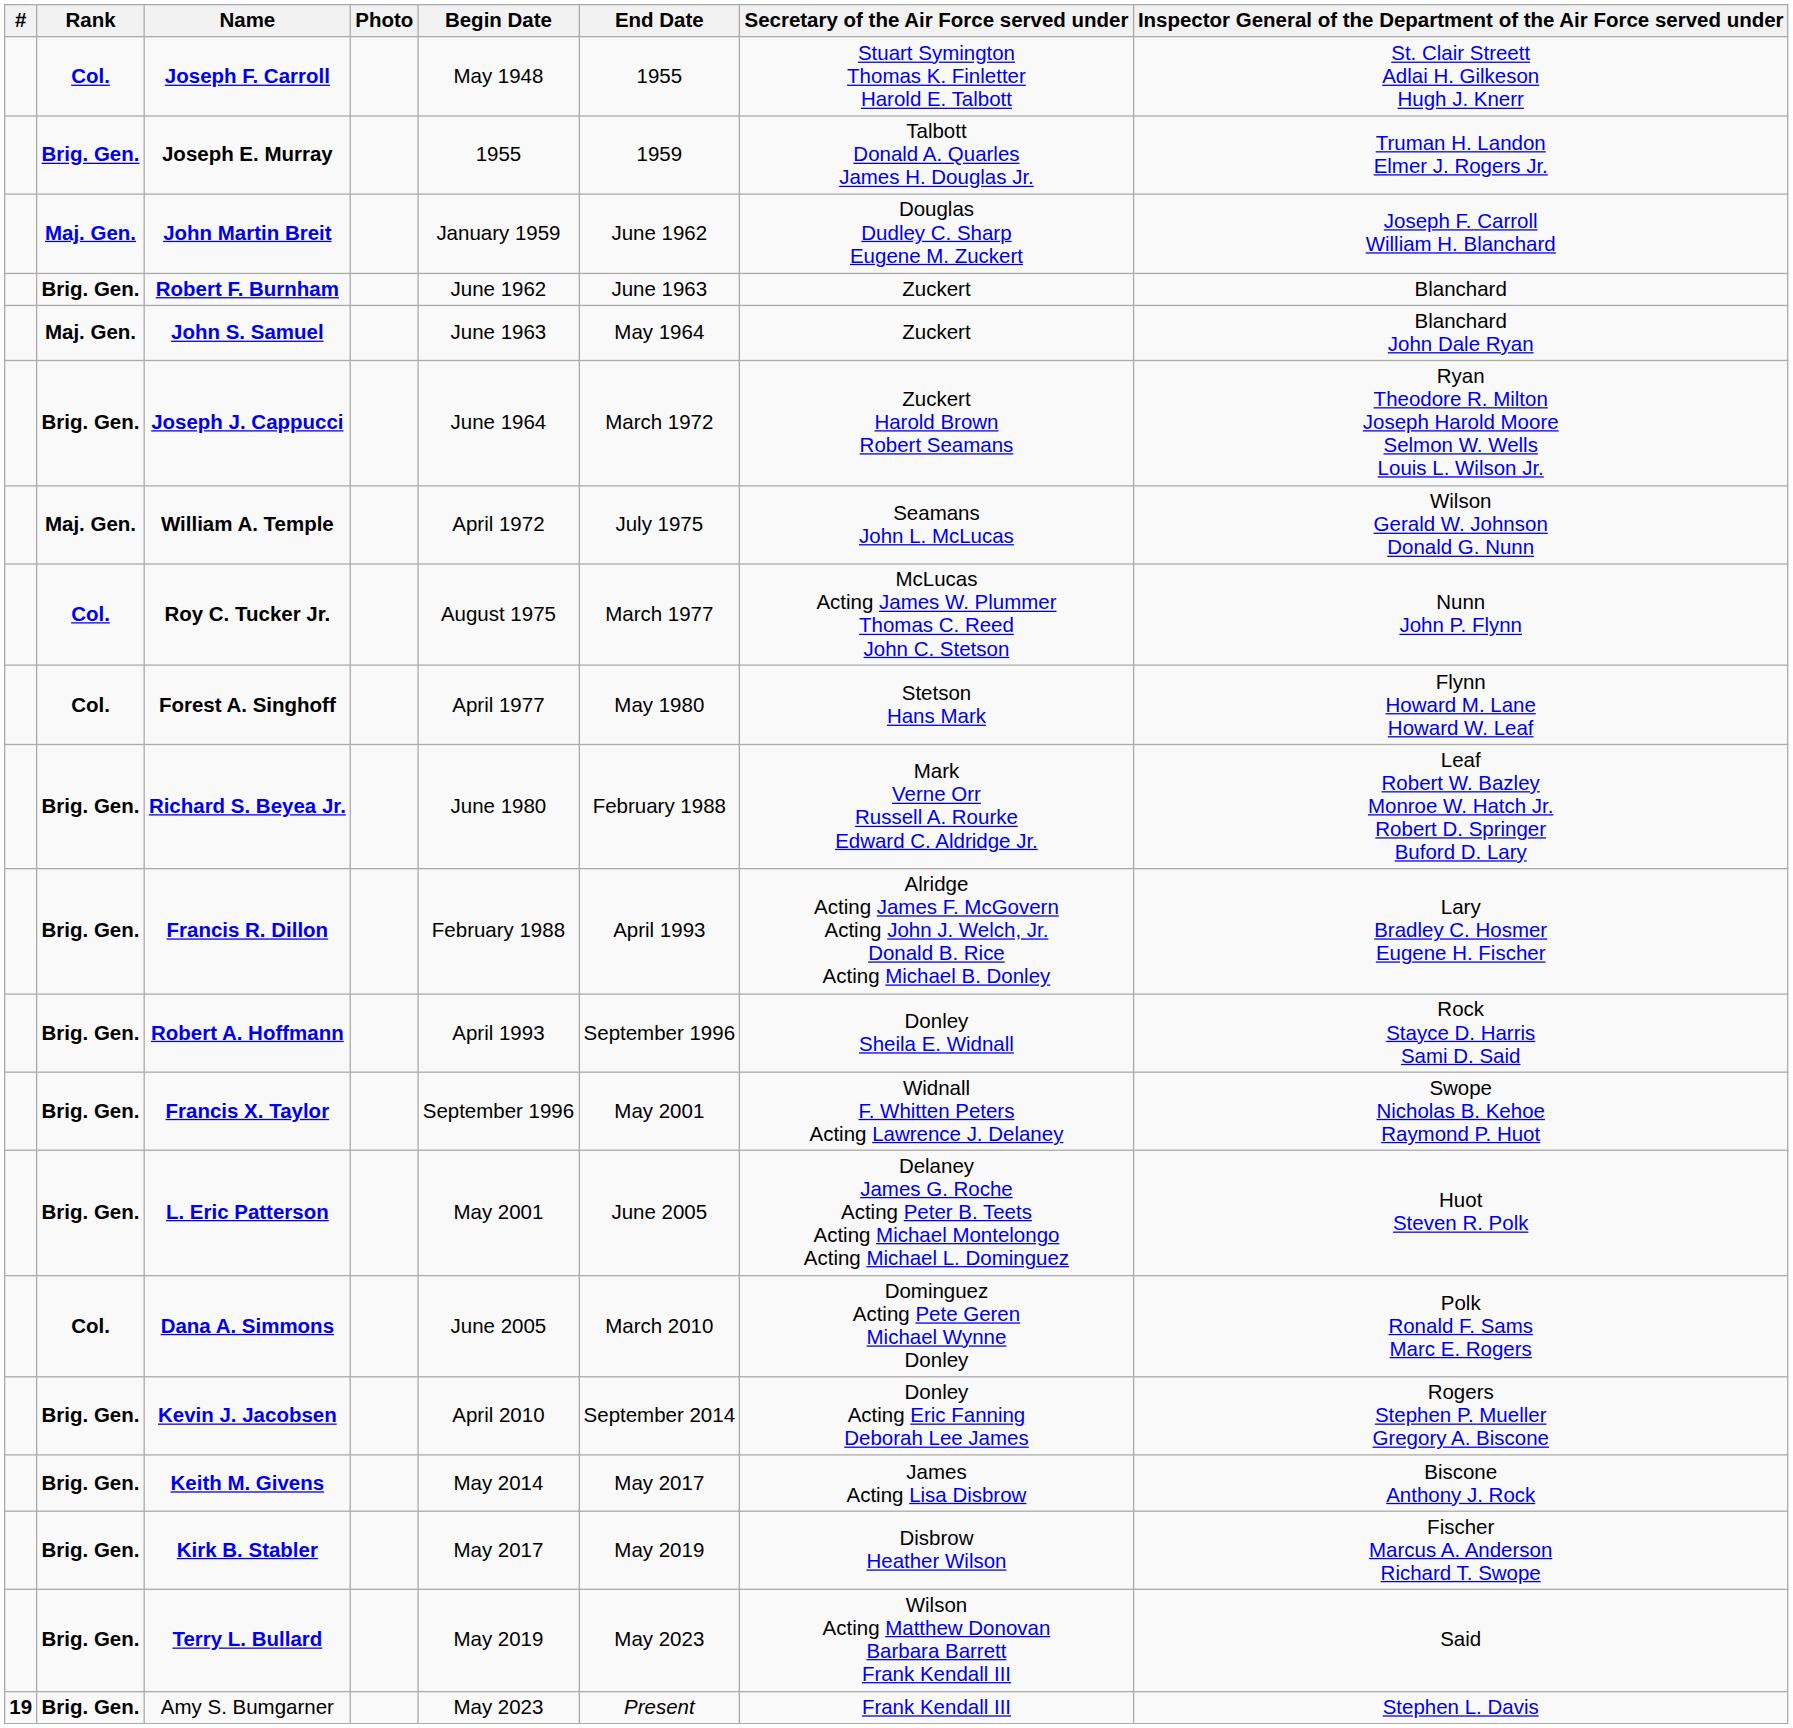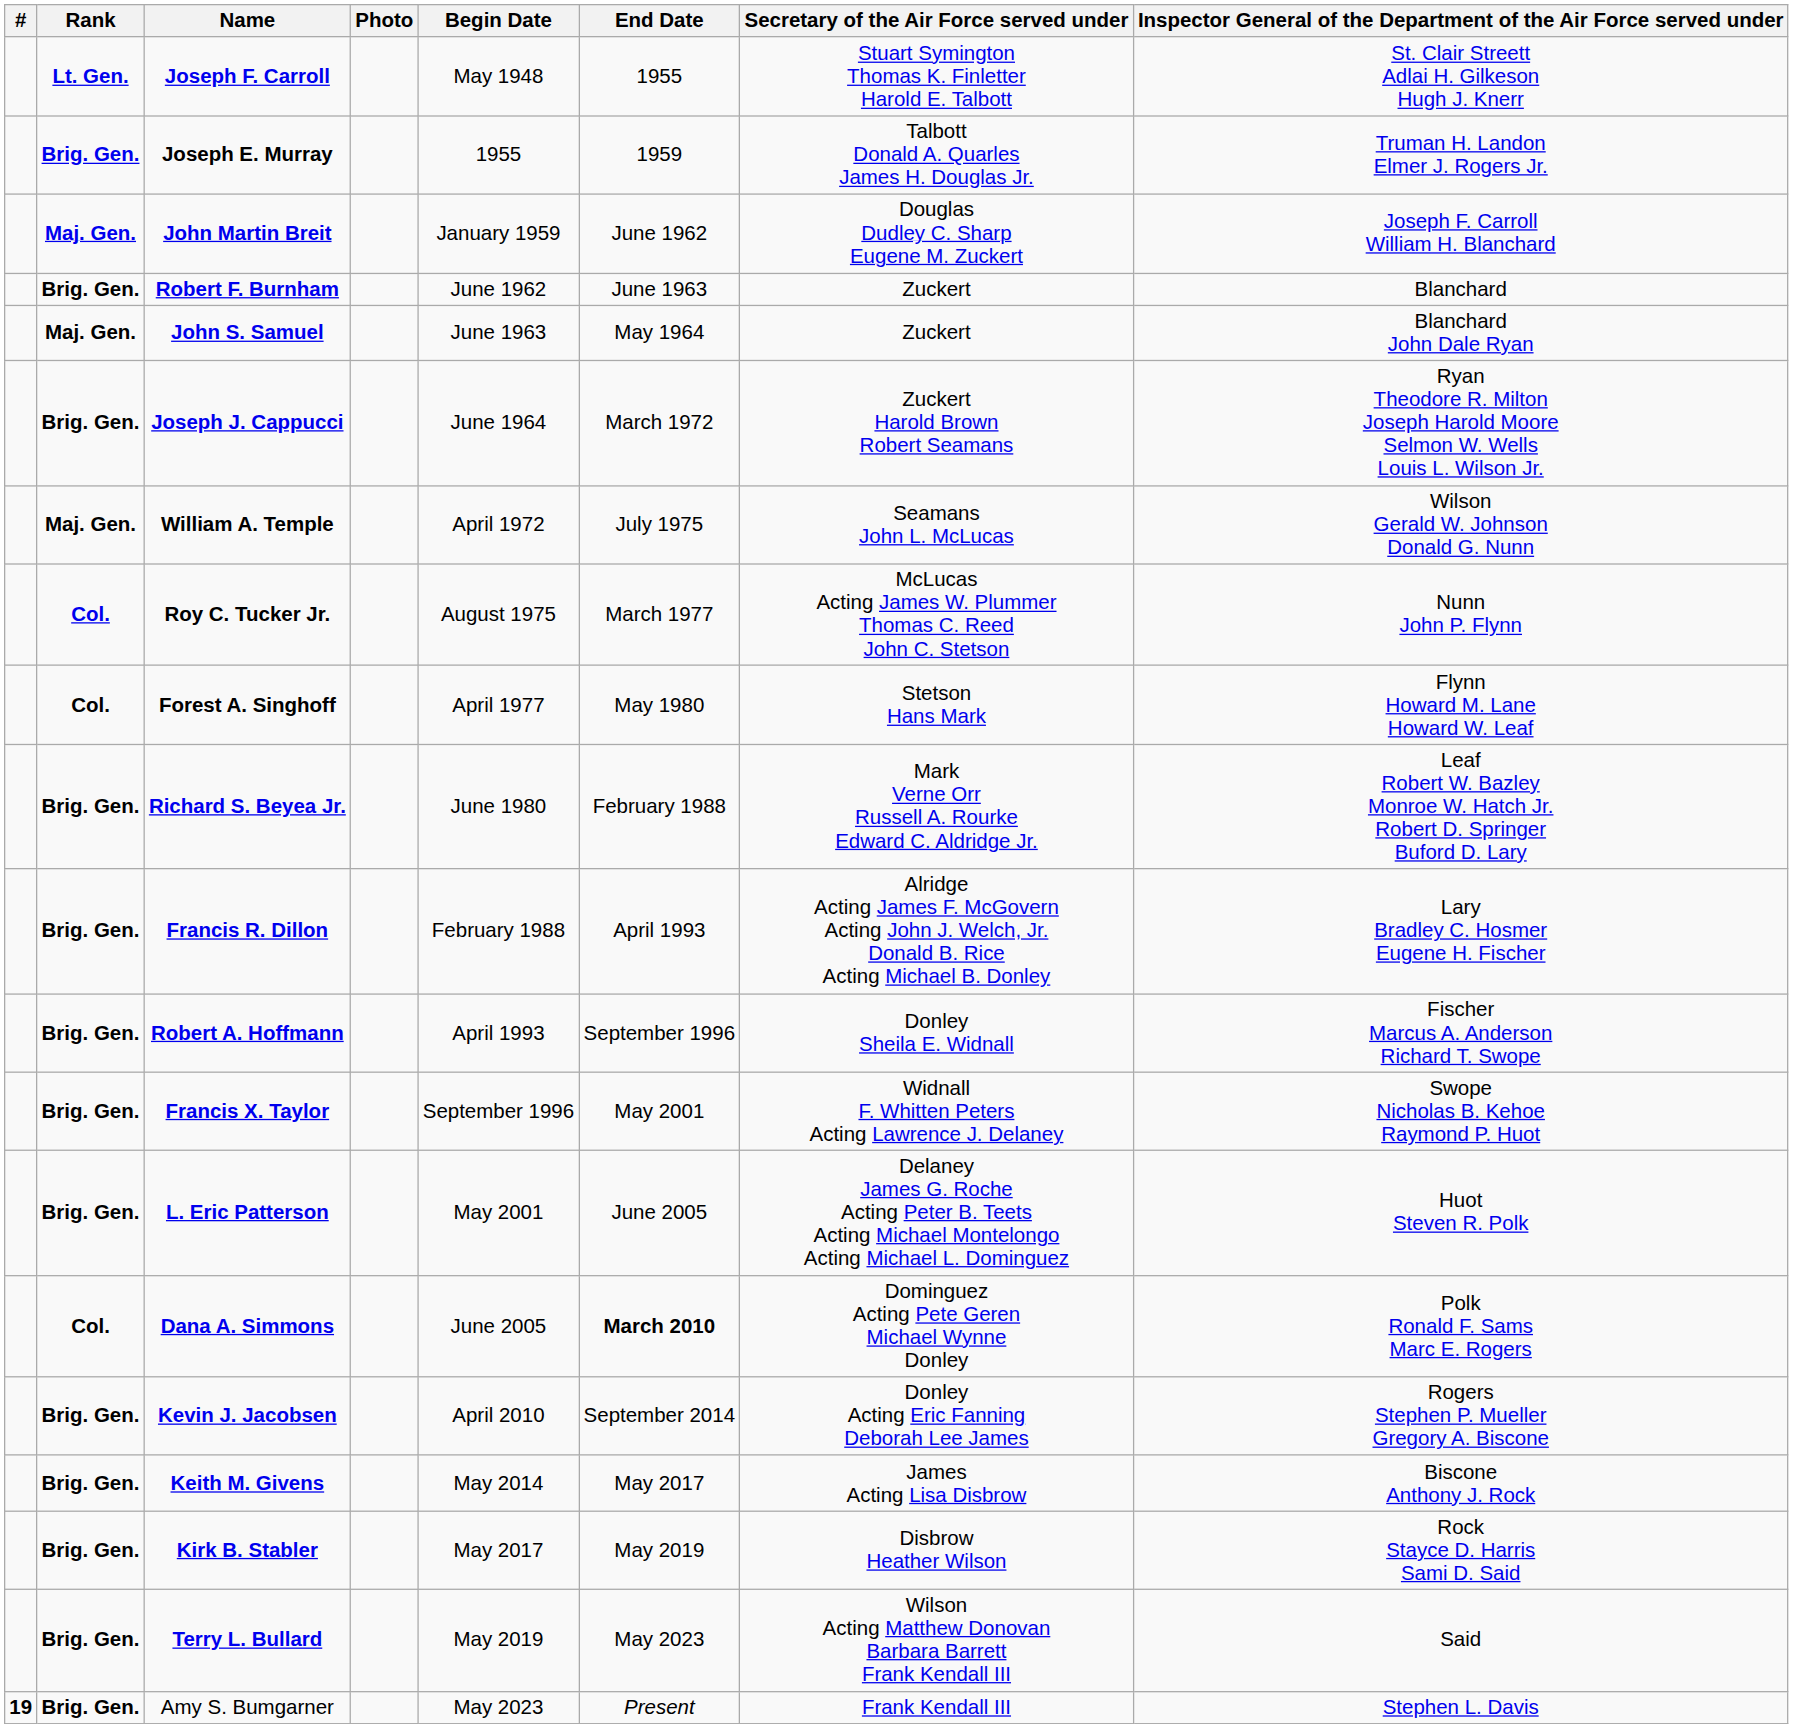(90, 76) Col. -> (90, 76) Lt. Gen.
(1461, 1032) Rock Stayce D. Harris Sami D. Said -> (1461, 1032) Fischer Marcus A. Anderson Richard T. Swope
(659, 1325) normal -> (659, 1325) bold
(1461, 1550) Fischer Marcus A. Anderson Richard T. Swope -> (1461, 1550) Rock Stayce D. Harris Sami D. Said
